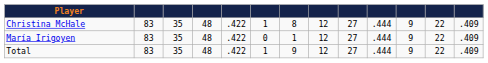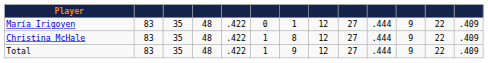rows swapped: (41, 38) <-> (46, 24)
